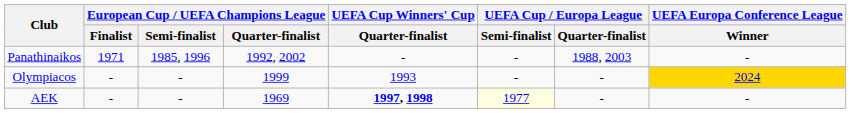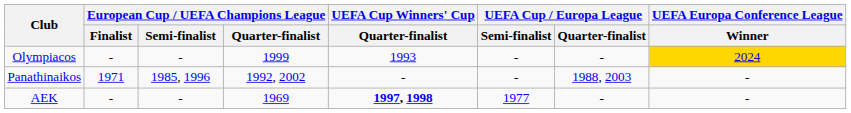rows swapped: (44, 77) <-> (44, 56)
(516, 98) lightyellow background -> (516, 98) no background
